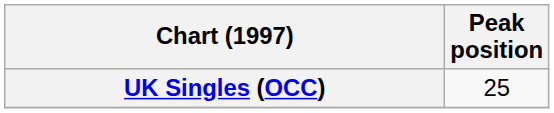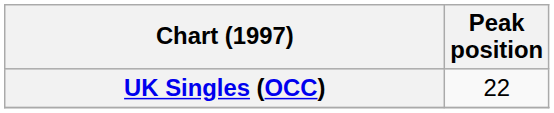(497, 88) 25 -> (497, 88) 22
